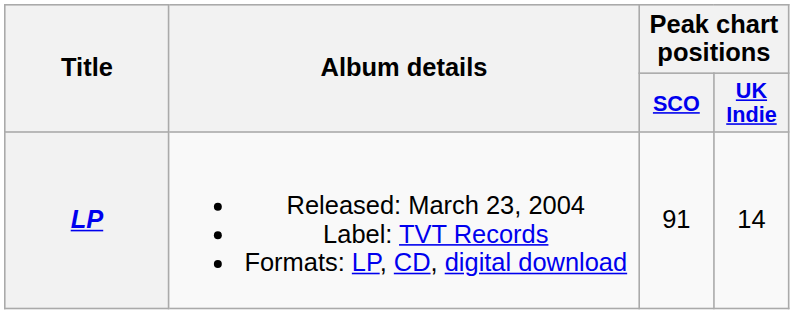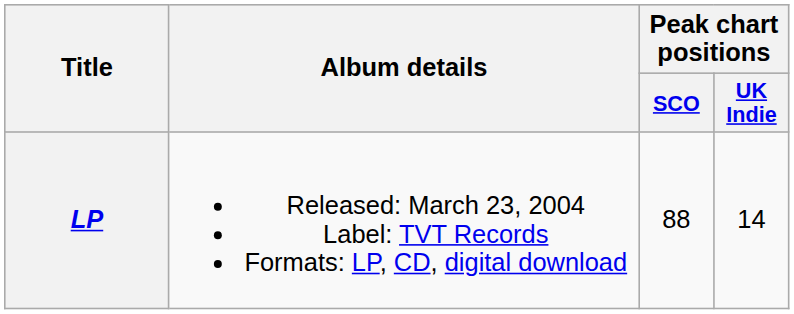(676, 219) 91 -> (676, 219) 88
